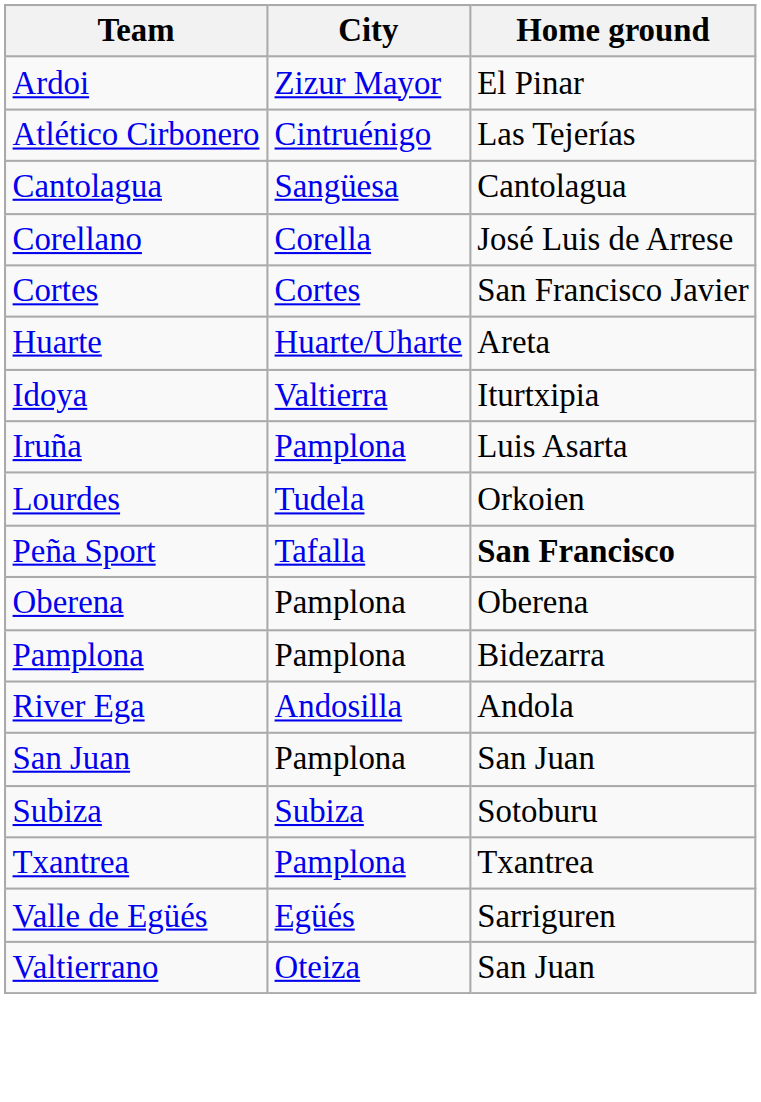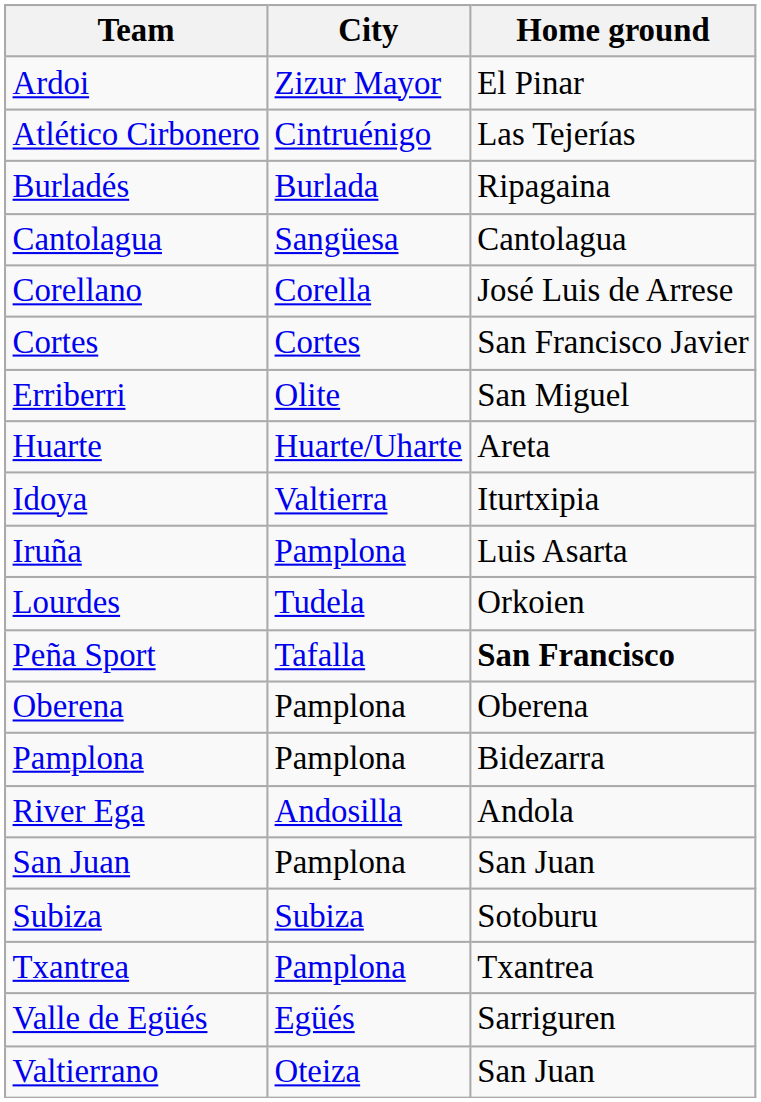+ row: (71, 186)
+ row: (69, 394)
